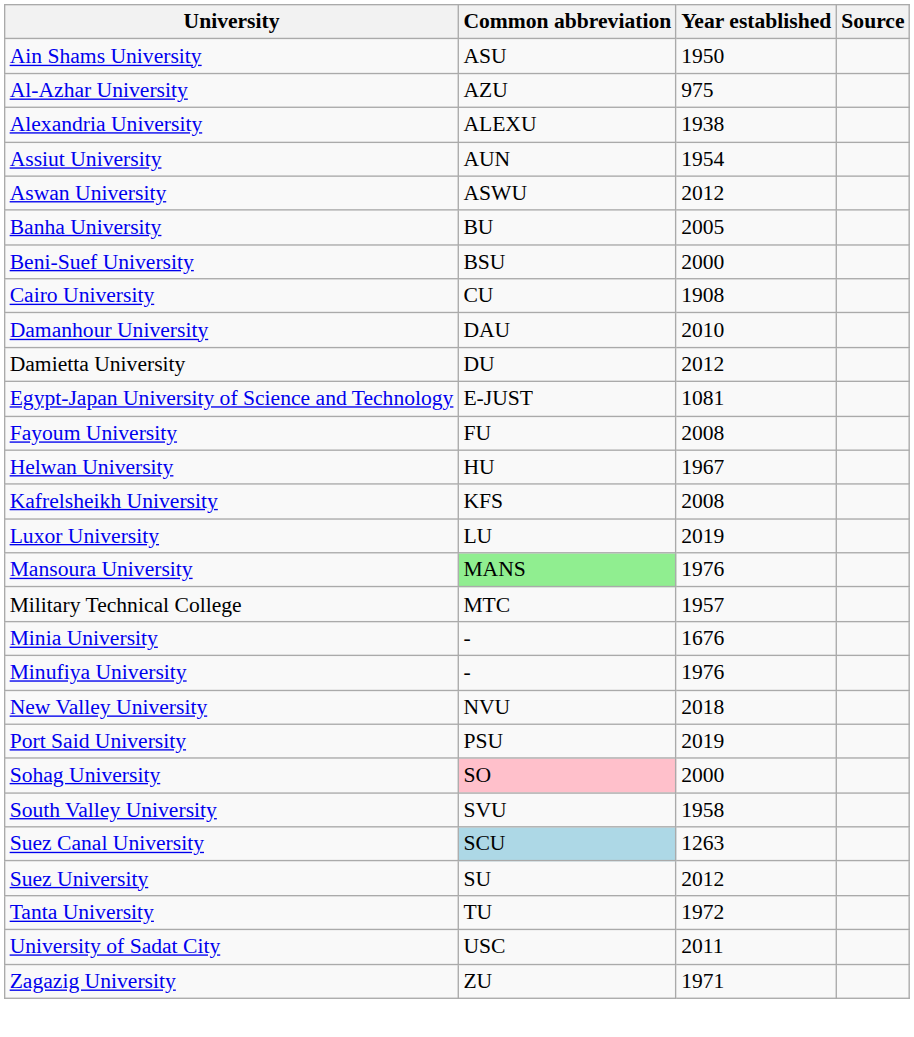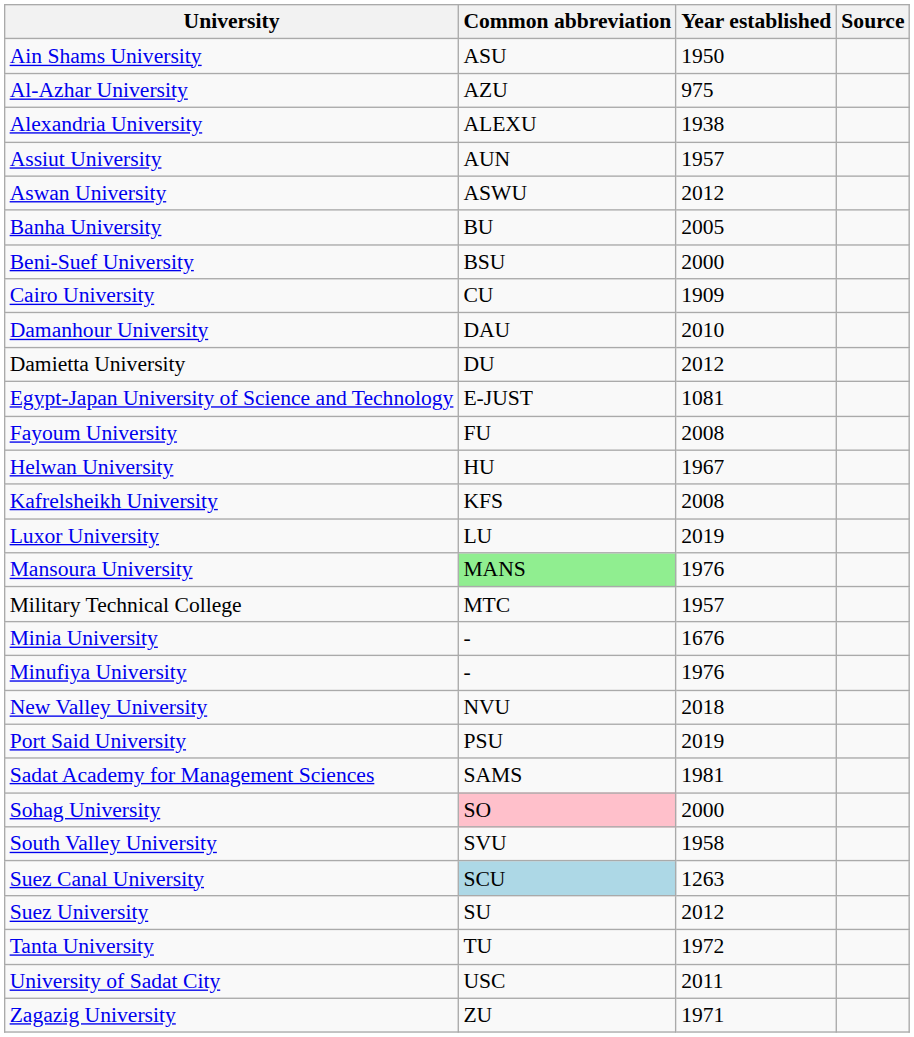(703, 158) 1954 -> (703, 158) 1957
(703, 295) 1908 -> (703, 295) 1909
+ row: (192, 775)
